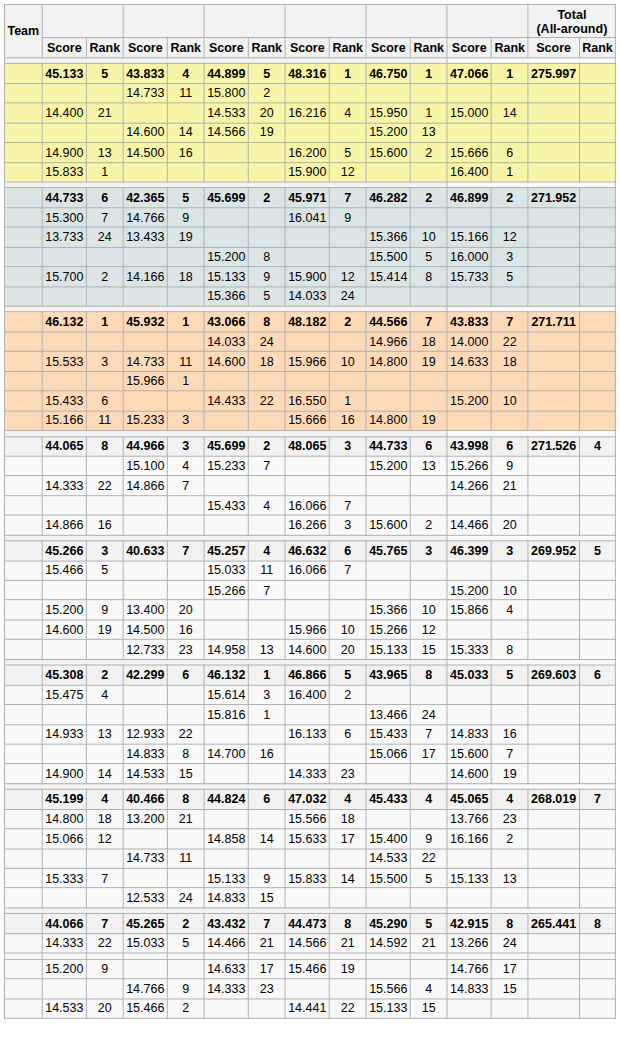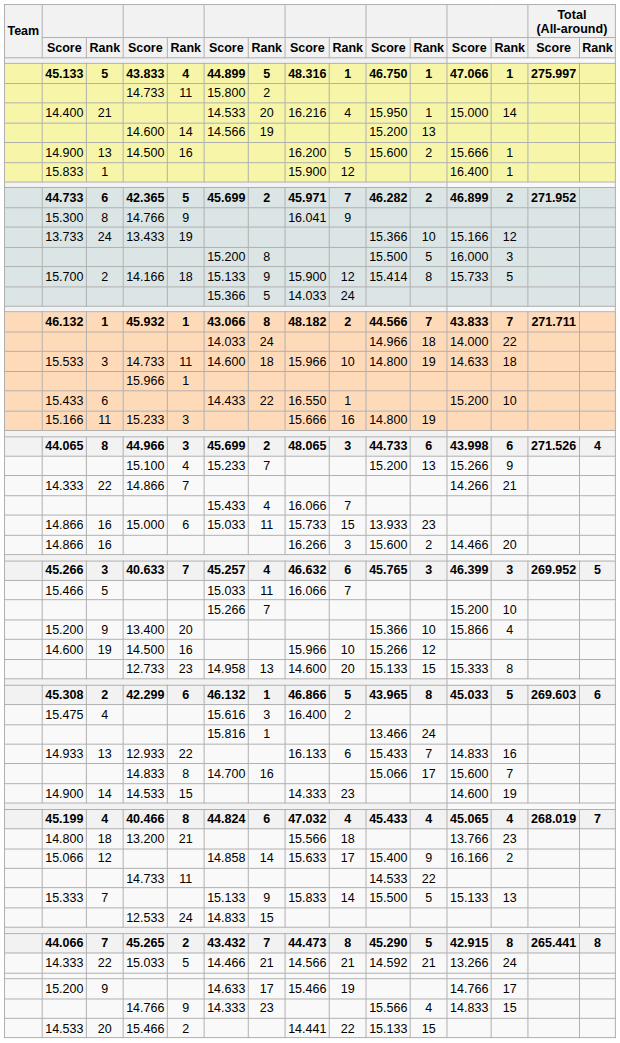(510, 152) 6 -> (510, 152) 1
(105, 217) 7 -> (105, 217) 8
+ row: (64, 525)
(226, 694) 15.614 -> (226, 714) 15.616
